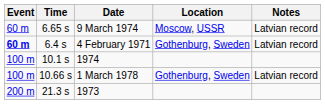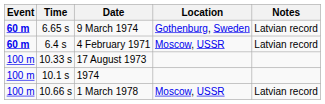(18, 28) normal -> (18, 28) bold
(190, 28) Moscow, USSR -> (202, 28) Gothenburg, Sweden
(202, 44) Gothenburg, Sweden -> (190, 44) Moscow, USSR
+ row: (112, 60)
(202, 76) Gothenburg, Sweden -> (190, 92) Moscow, USSR
- row: (88, 92)
